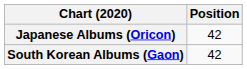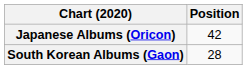(215, 54) 42 -> (215, 54) 28
